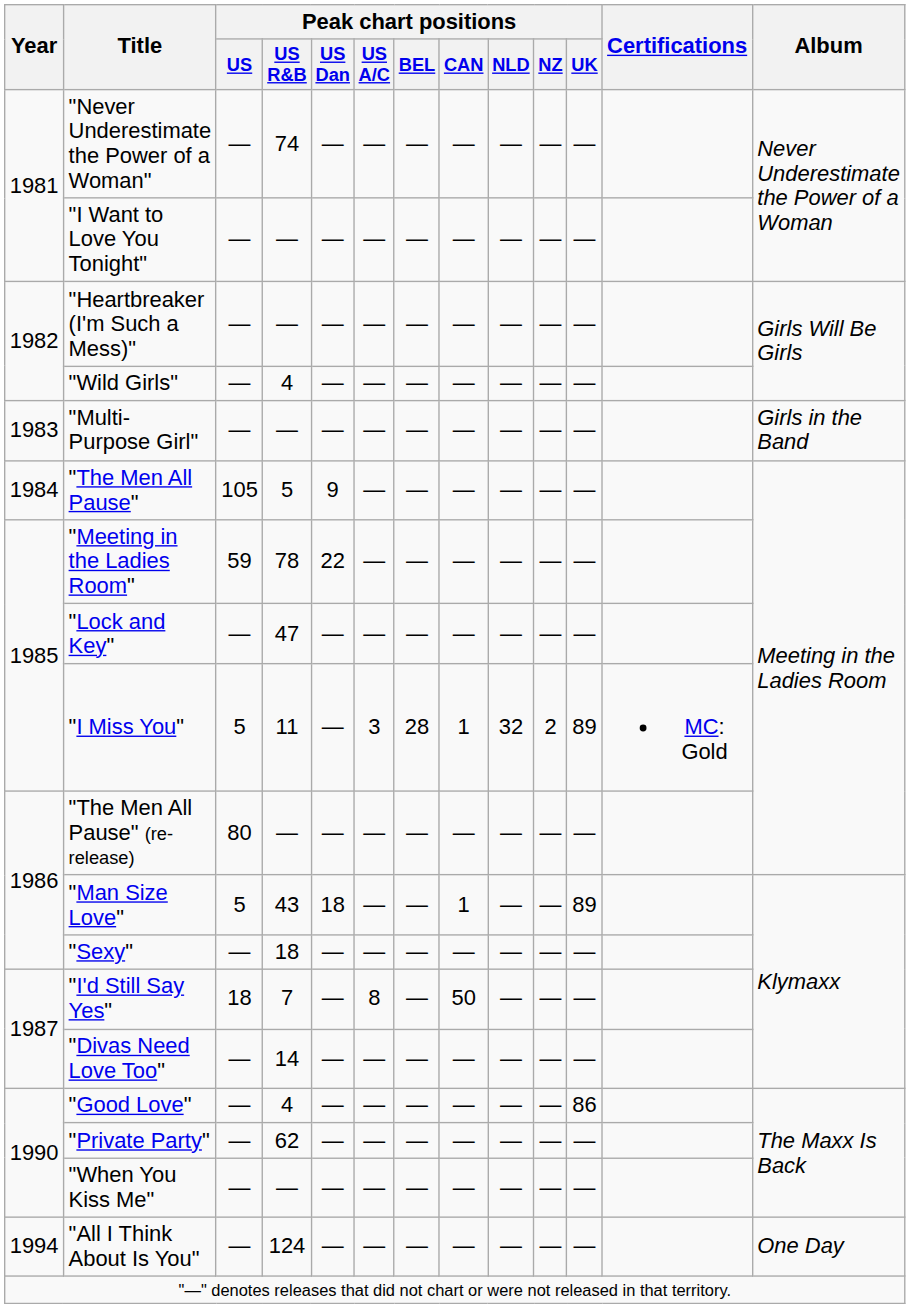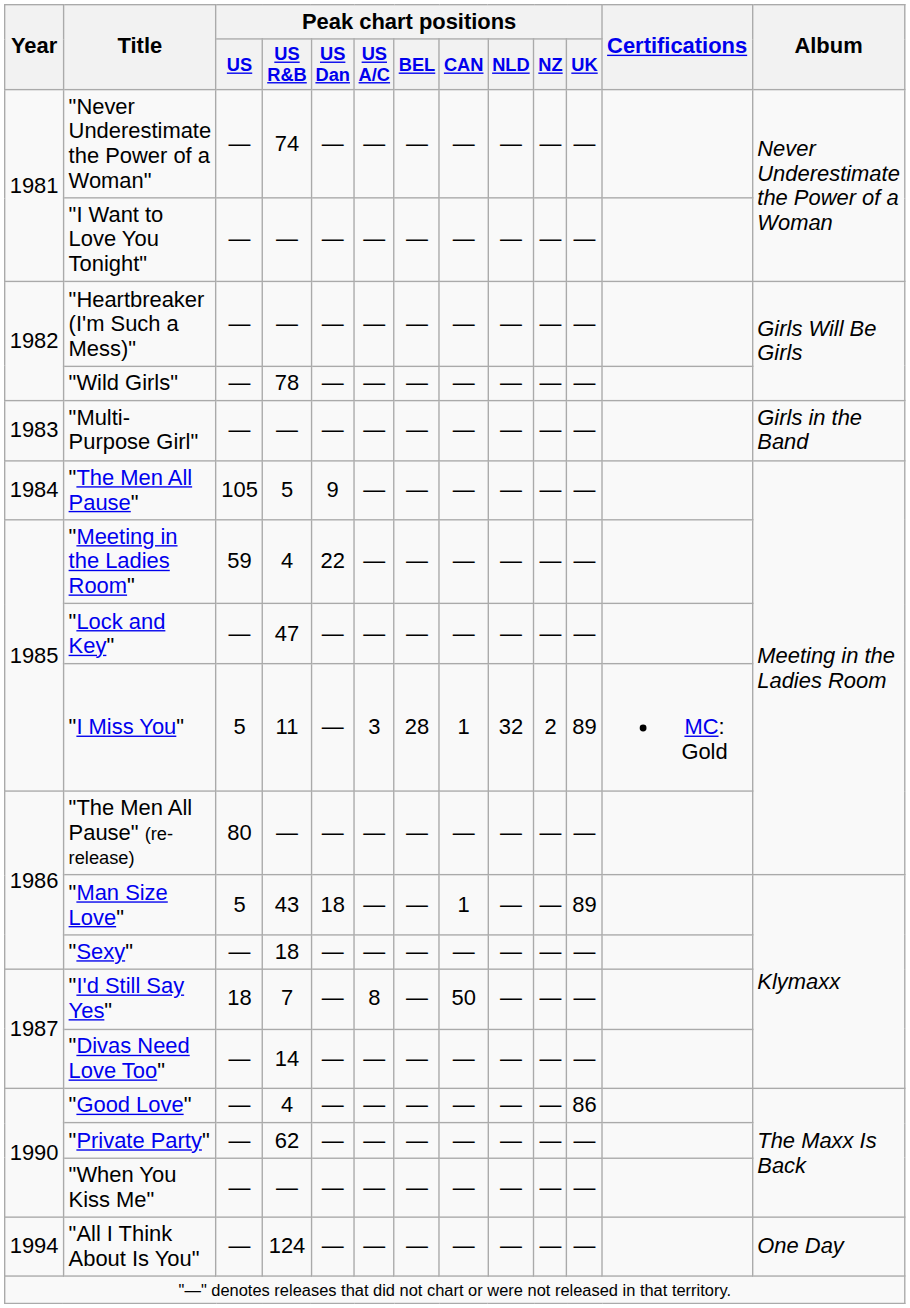(287, 383) 4 -> (287, 383) 78
(287, 561) 78 -> (287, 561) 4
